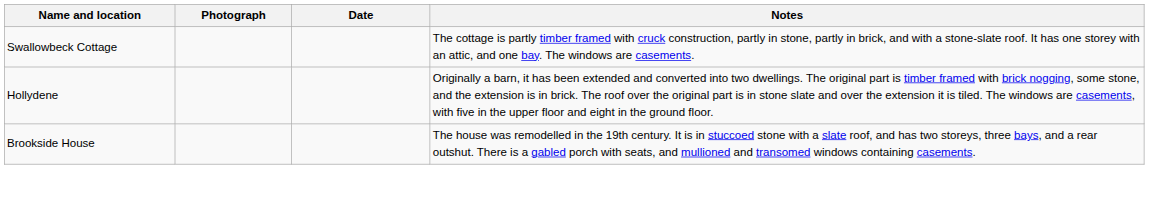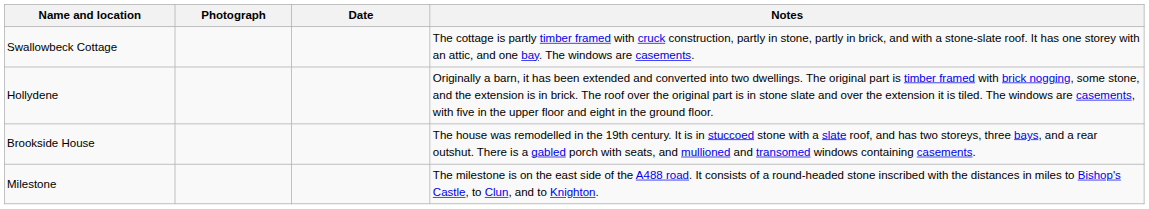+ row: (32, 183)
